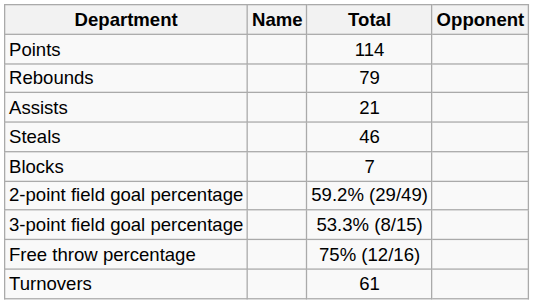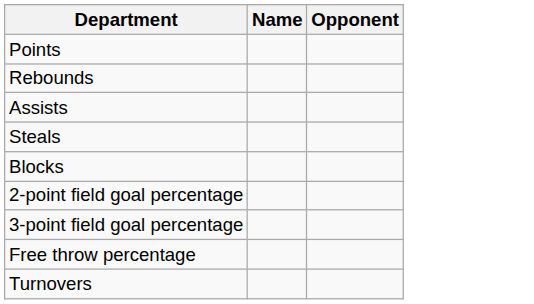- column: (370, 20)
